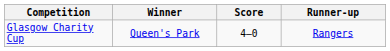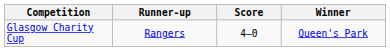columns swapped: (165, 12) <-> (333, 12)
